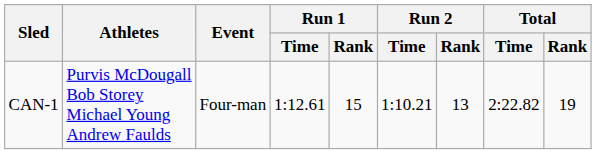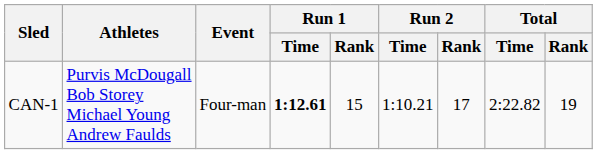(300, 105) normal -> (300, 105) bold
(460, 105) 13 -> (461, 105) 17
